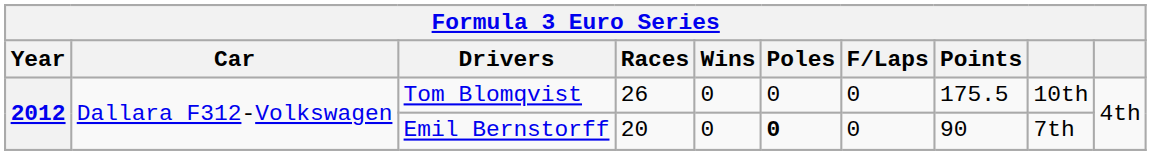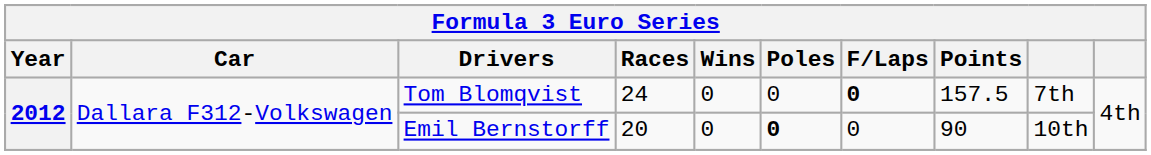(634, 95) 26 -> (634, 95) 24
(853, 95) normal -> (853, 95) bold
(974, 95) 175.5 -> (974, 95) 157.5
(1061, 95) 10th -> (1054, 95) 7th
(1054, 131) 7th -> (1061, 131) 10th
